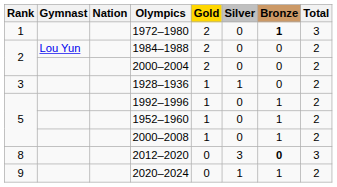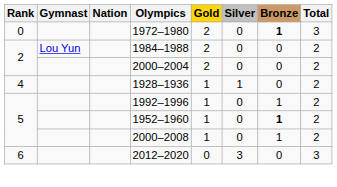(21, 31) 1 -> (21, 31) 0
(21, 84) 3 -> (21, 84) 4
(279, 119) normal -> (279, 119) bold
(21, 155) 8 -> (21, 155) 6
(279, 155) bold -> (279, 155) normal
- row: (161, 173)
